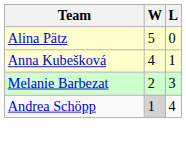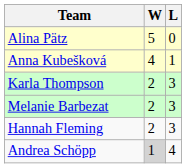+ row: (56, 83)
+ row: (55, 128)
